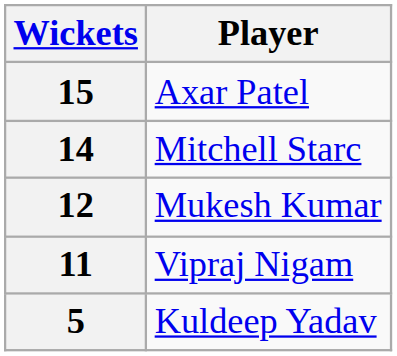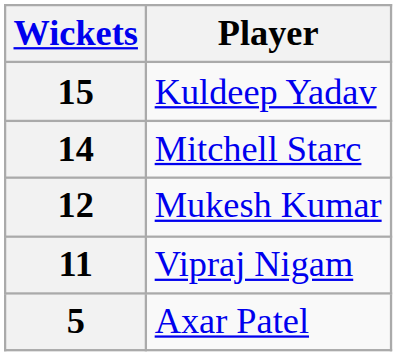(232, 90) Axar Patel -> (266, 90) Kuldeep Yadav
(266, 321) Kuldeep Yadav -> (232, 321) Axar Patel
